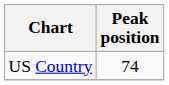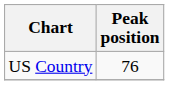(130, 65) 74 -> (130, 65) 76
